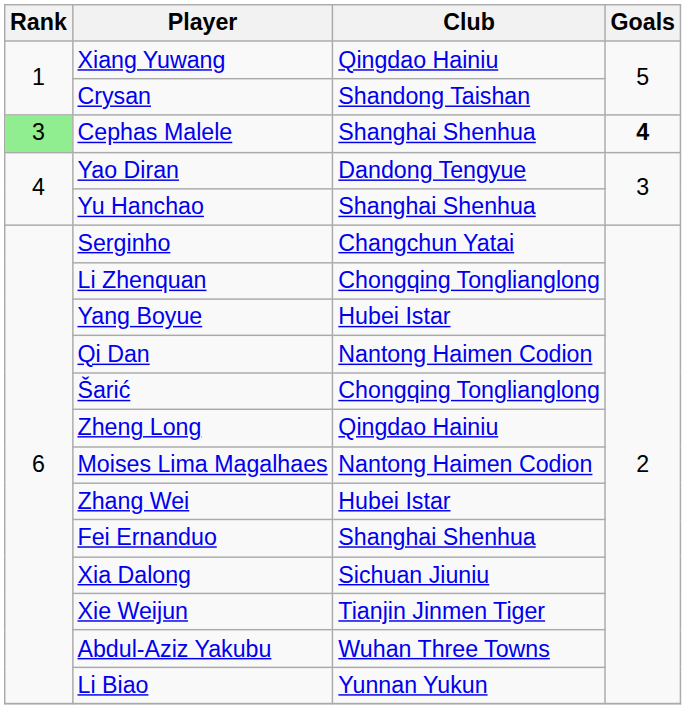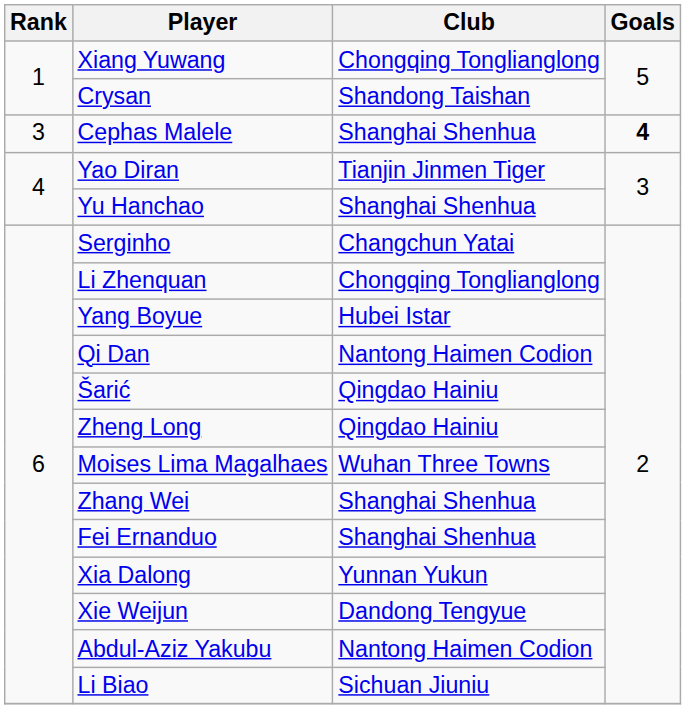(418, 59) Qingdao Hainiu -> (469, 59) Chongqing Tonglianglong
(38, 133) lightgreen background -> (38, 133) no background
(432, 170) Dandong Tengyue -> (442, 170) Tianjin Jinmen Tiger
(469, 390) Chongqing Tonglianglong -> (418, 390) Qingdao Hainiu
(465, 464) Nantong Haimen Codion -> (444, 464) Wuhan Three Towns
(394, 501) Hubei Istar -> (437, 501) Shanghai Shenhua
(414, 574) Sichuan Jiuniu -> (413, 574) Yunnan Yukun
(442, 611) Tianjin Jinmen Tiger -> (432, 611) Dandong Tengyue
(444, 648) Wuhan Three Towns -> (465, 648) Nantong Haimen Codion
(413, 685) Yunnan Yukun -> (414, 685) Sichuan Jiuniu
